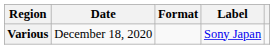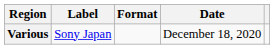columns swapped: (103, 14) <-> (233, 14)
